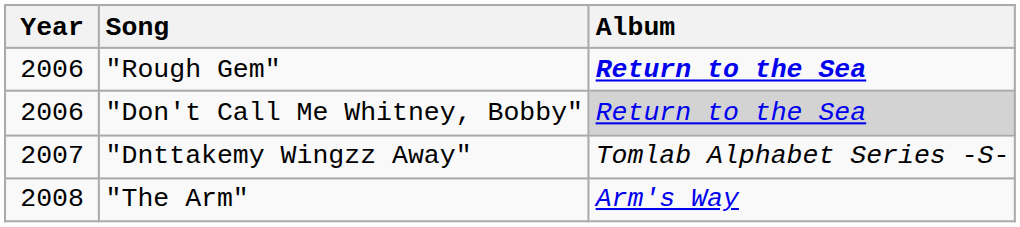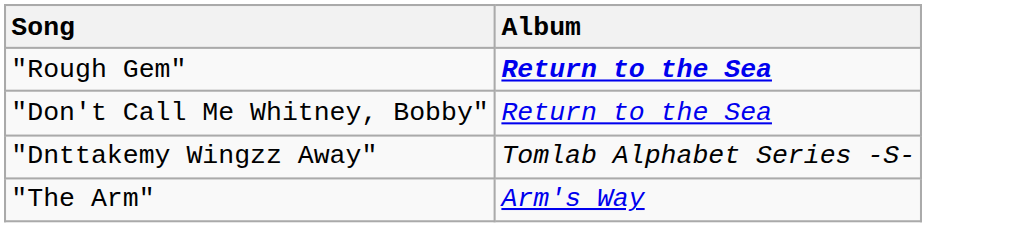- column: (52, 27)
(731, 113) lightgrey background -> (637, 113) no background
